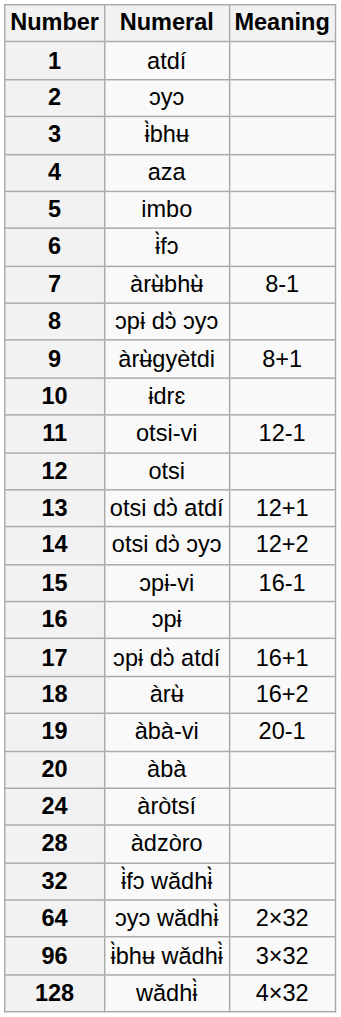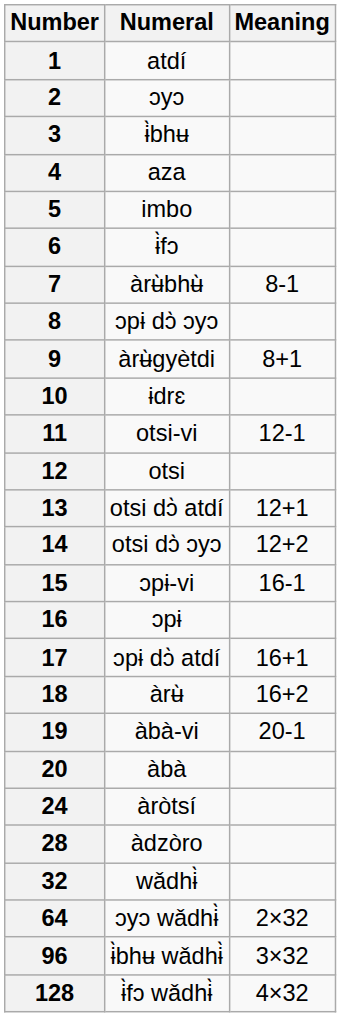(167, 881) ɨ̀fɔ wǎdhɨ̀ -> (167, 881) wǎdhɨ̀
(167, 992) wǎdhɨ̀ -> (167, 992) ɨ̀fɔ wǎdhɨ̀
